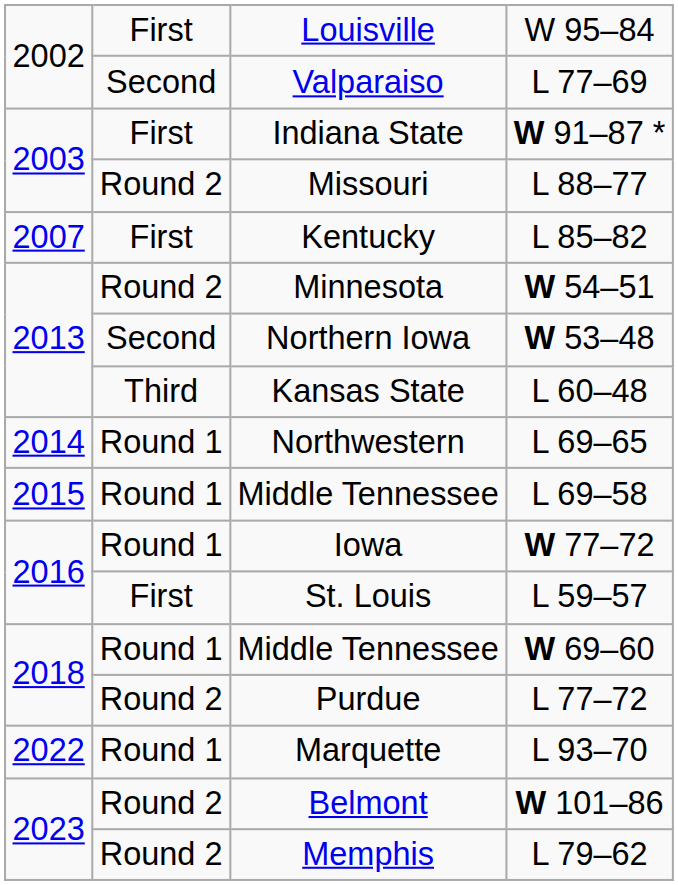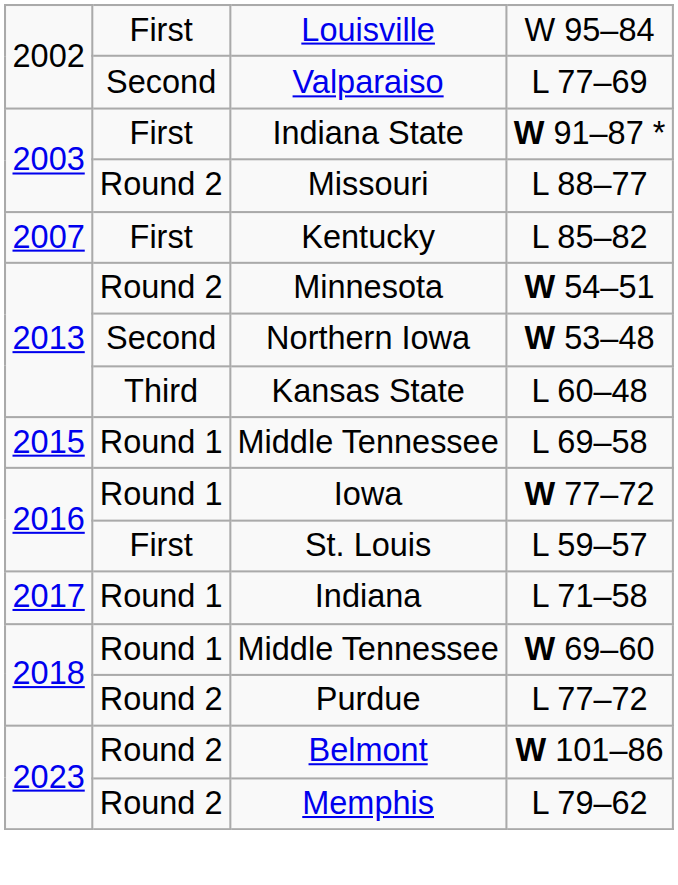- row: (368, 442)
+ row: (368, 596)
- row: (368, 751)
